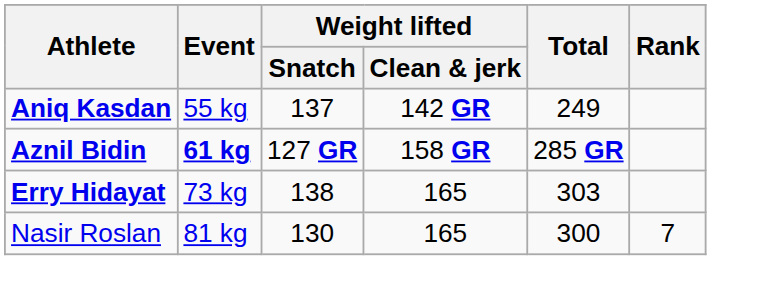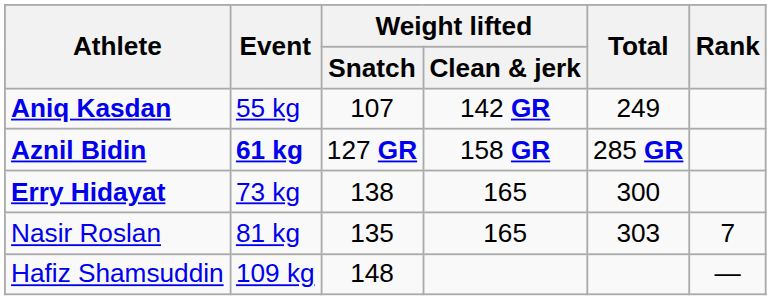(312, 109) 137 -> (372, 109) 107
(578, 192) 303 -> (638, 192) 300
(312, 233) 130 -> (372, 233) 135
(578, 233) 300 -> (638, 233) 303
+ row: (117, 274)
